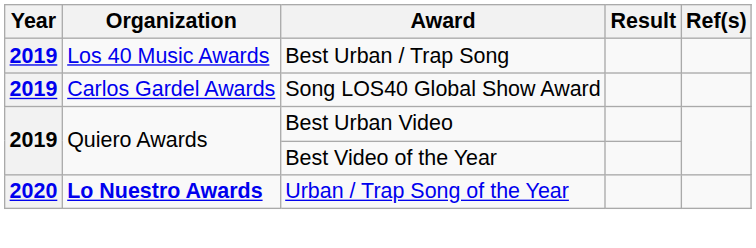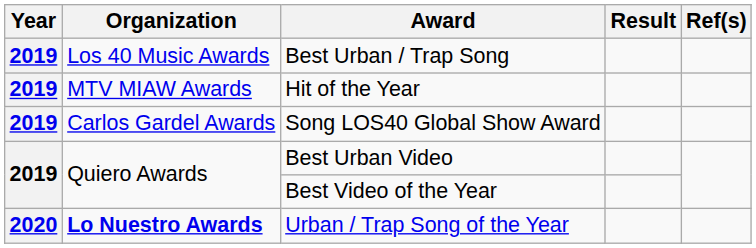+ row: (353, 89)
